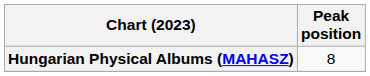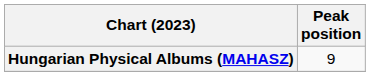(331, 58) 8 -> (331, 58) 9
